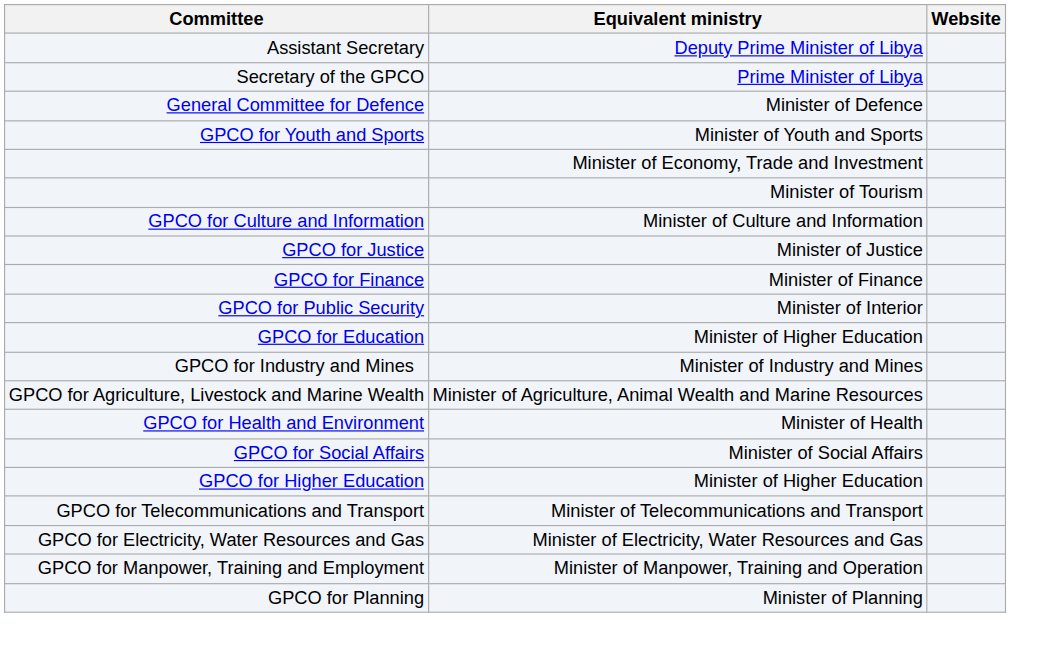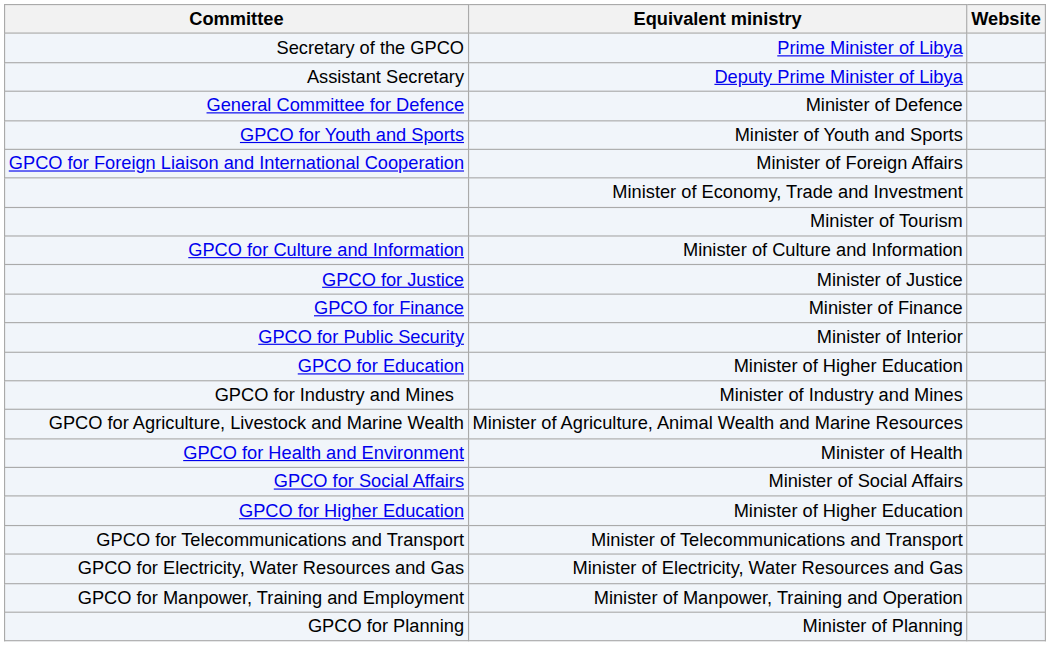rows swapped: (330, 76) <-> (346, 47)
+ row: (236, 163)
